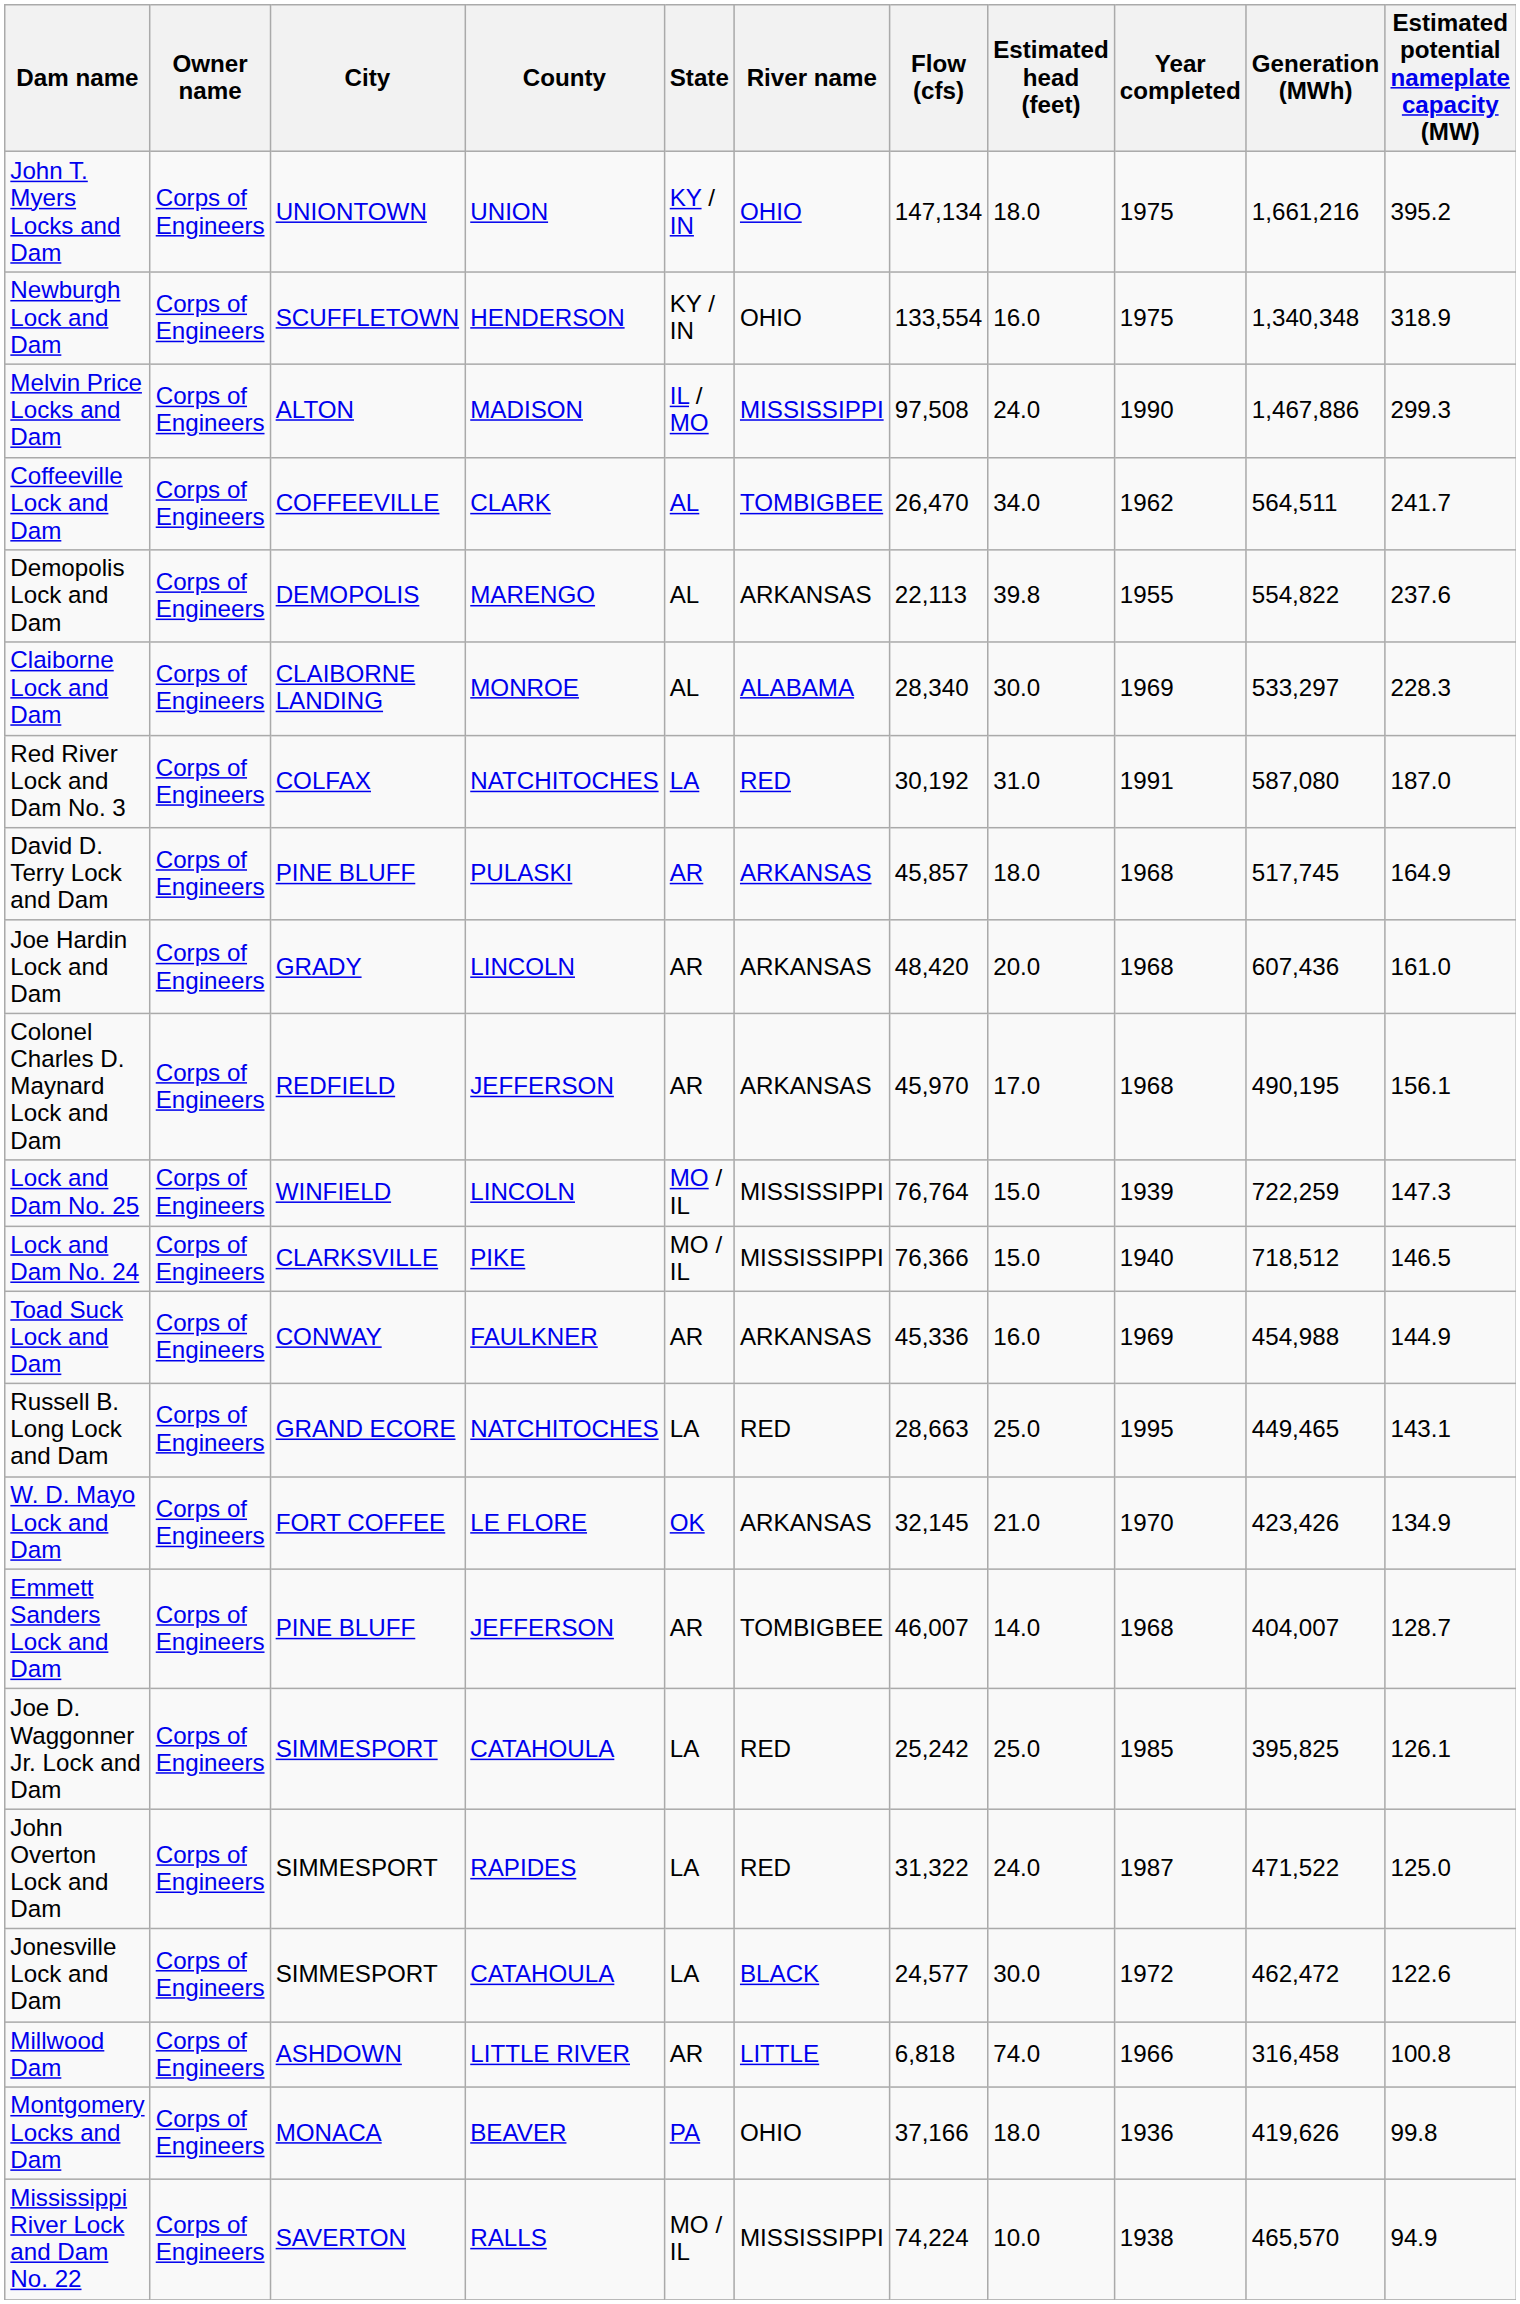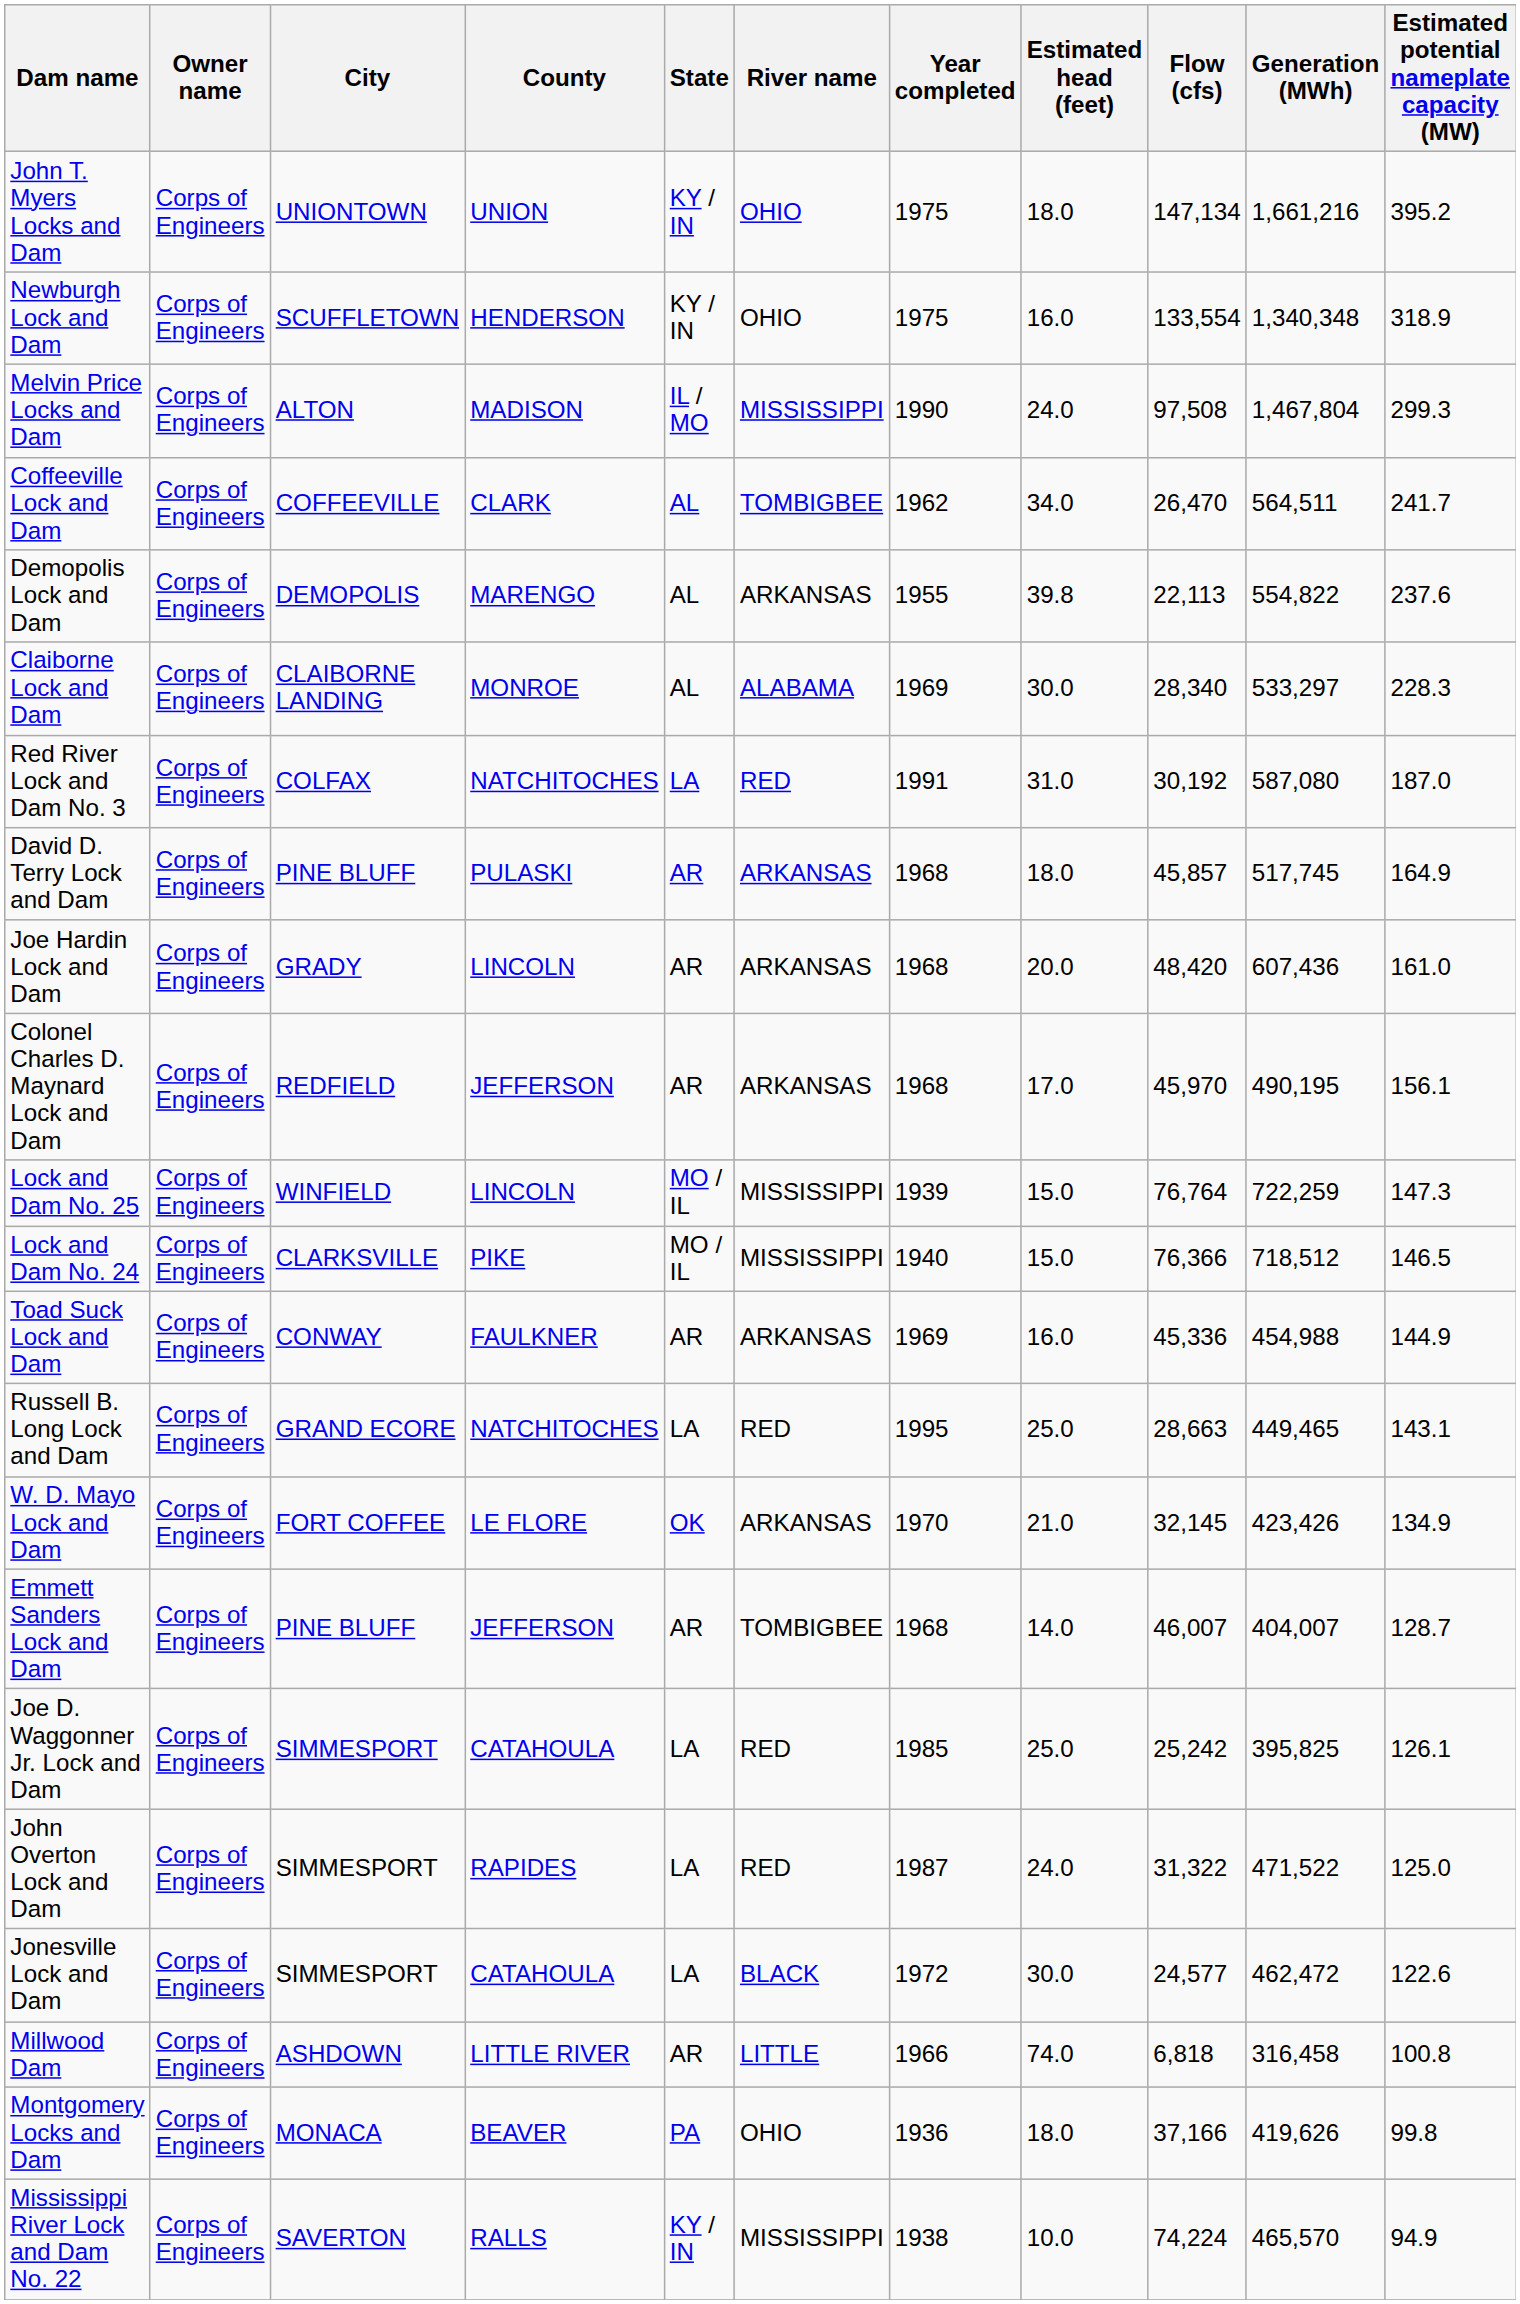columns swapped: (1180, 78) <-> (938, 78)
(1306, 410) 1,467,886 -> (1306, 410) 1,467,804
(696, 2239) MO / IL -> (692, 2239) KY / IN
